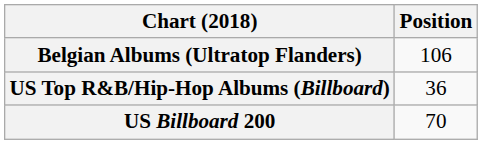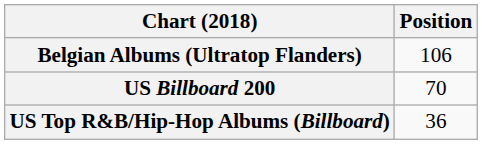rows swapped: (200, 121) <-> (200, 88)
